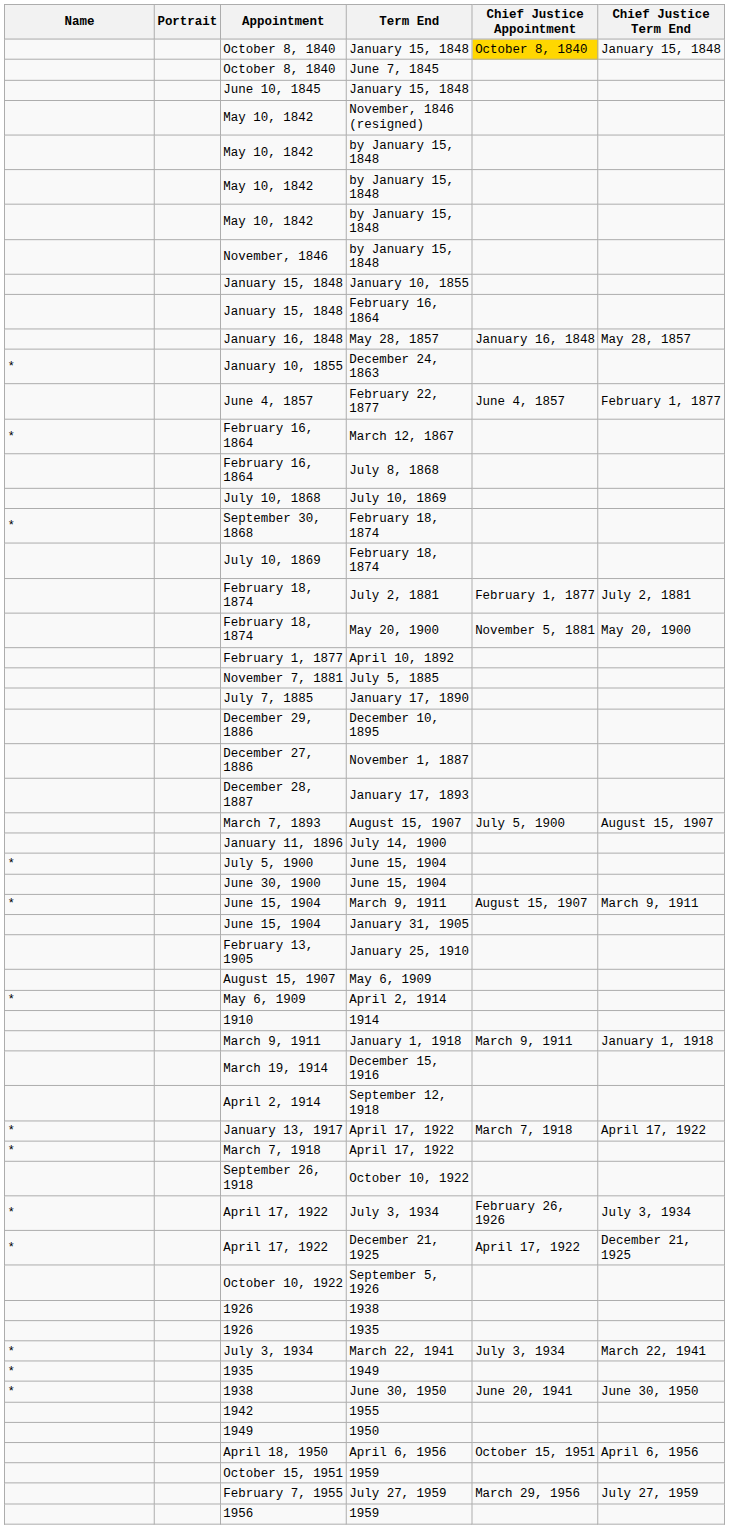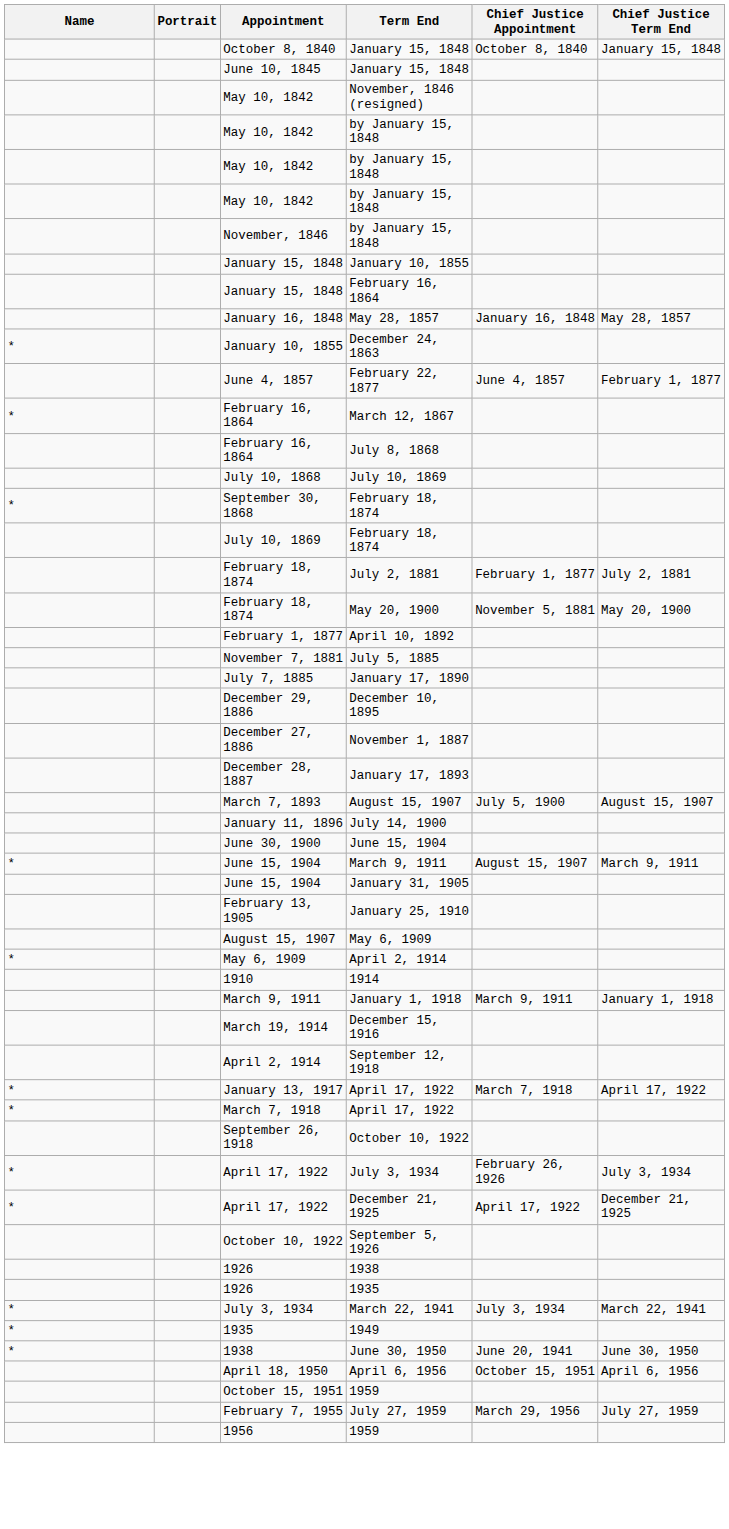(531, 49) gold background -> (531, 49) no background
- row: (279, 70)
- row: (268, 864)
- row: (238, 1412)
- row: (238, 1432)
